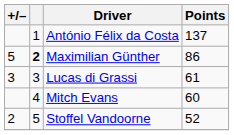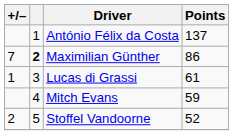(11, 56) 5 -> (11, 56) 7
(11, 77) 3 -> (11, 77) 1
(192, 98) 60 -> (192, 98) 59
